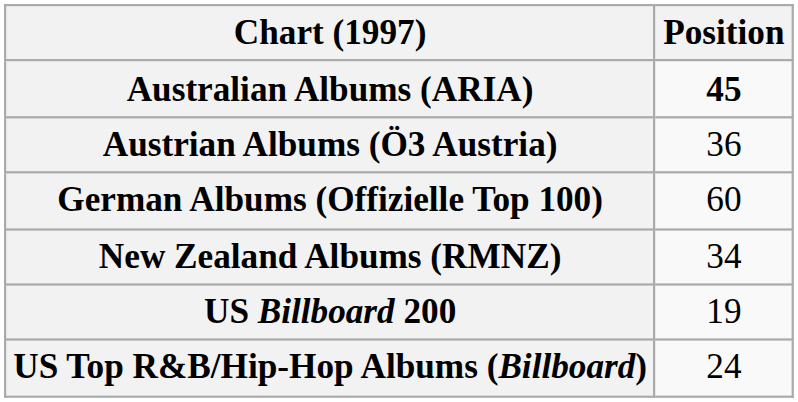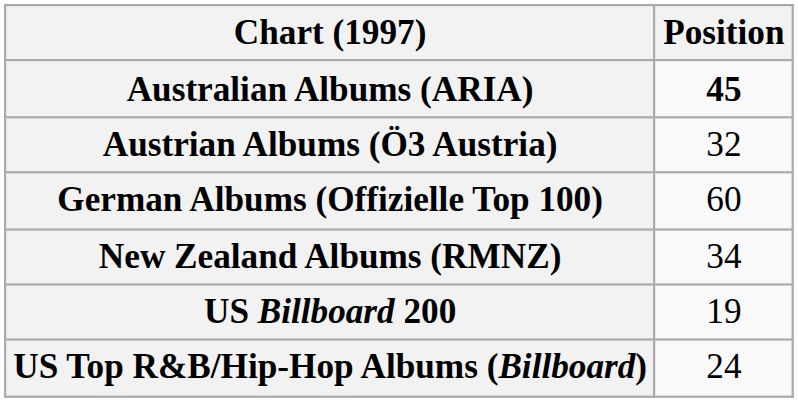(724, 144) 36 -> (724, 144) 32
